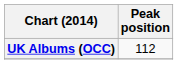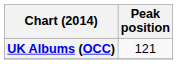(145, 48) 112 -> (145, 48) 121
